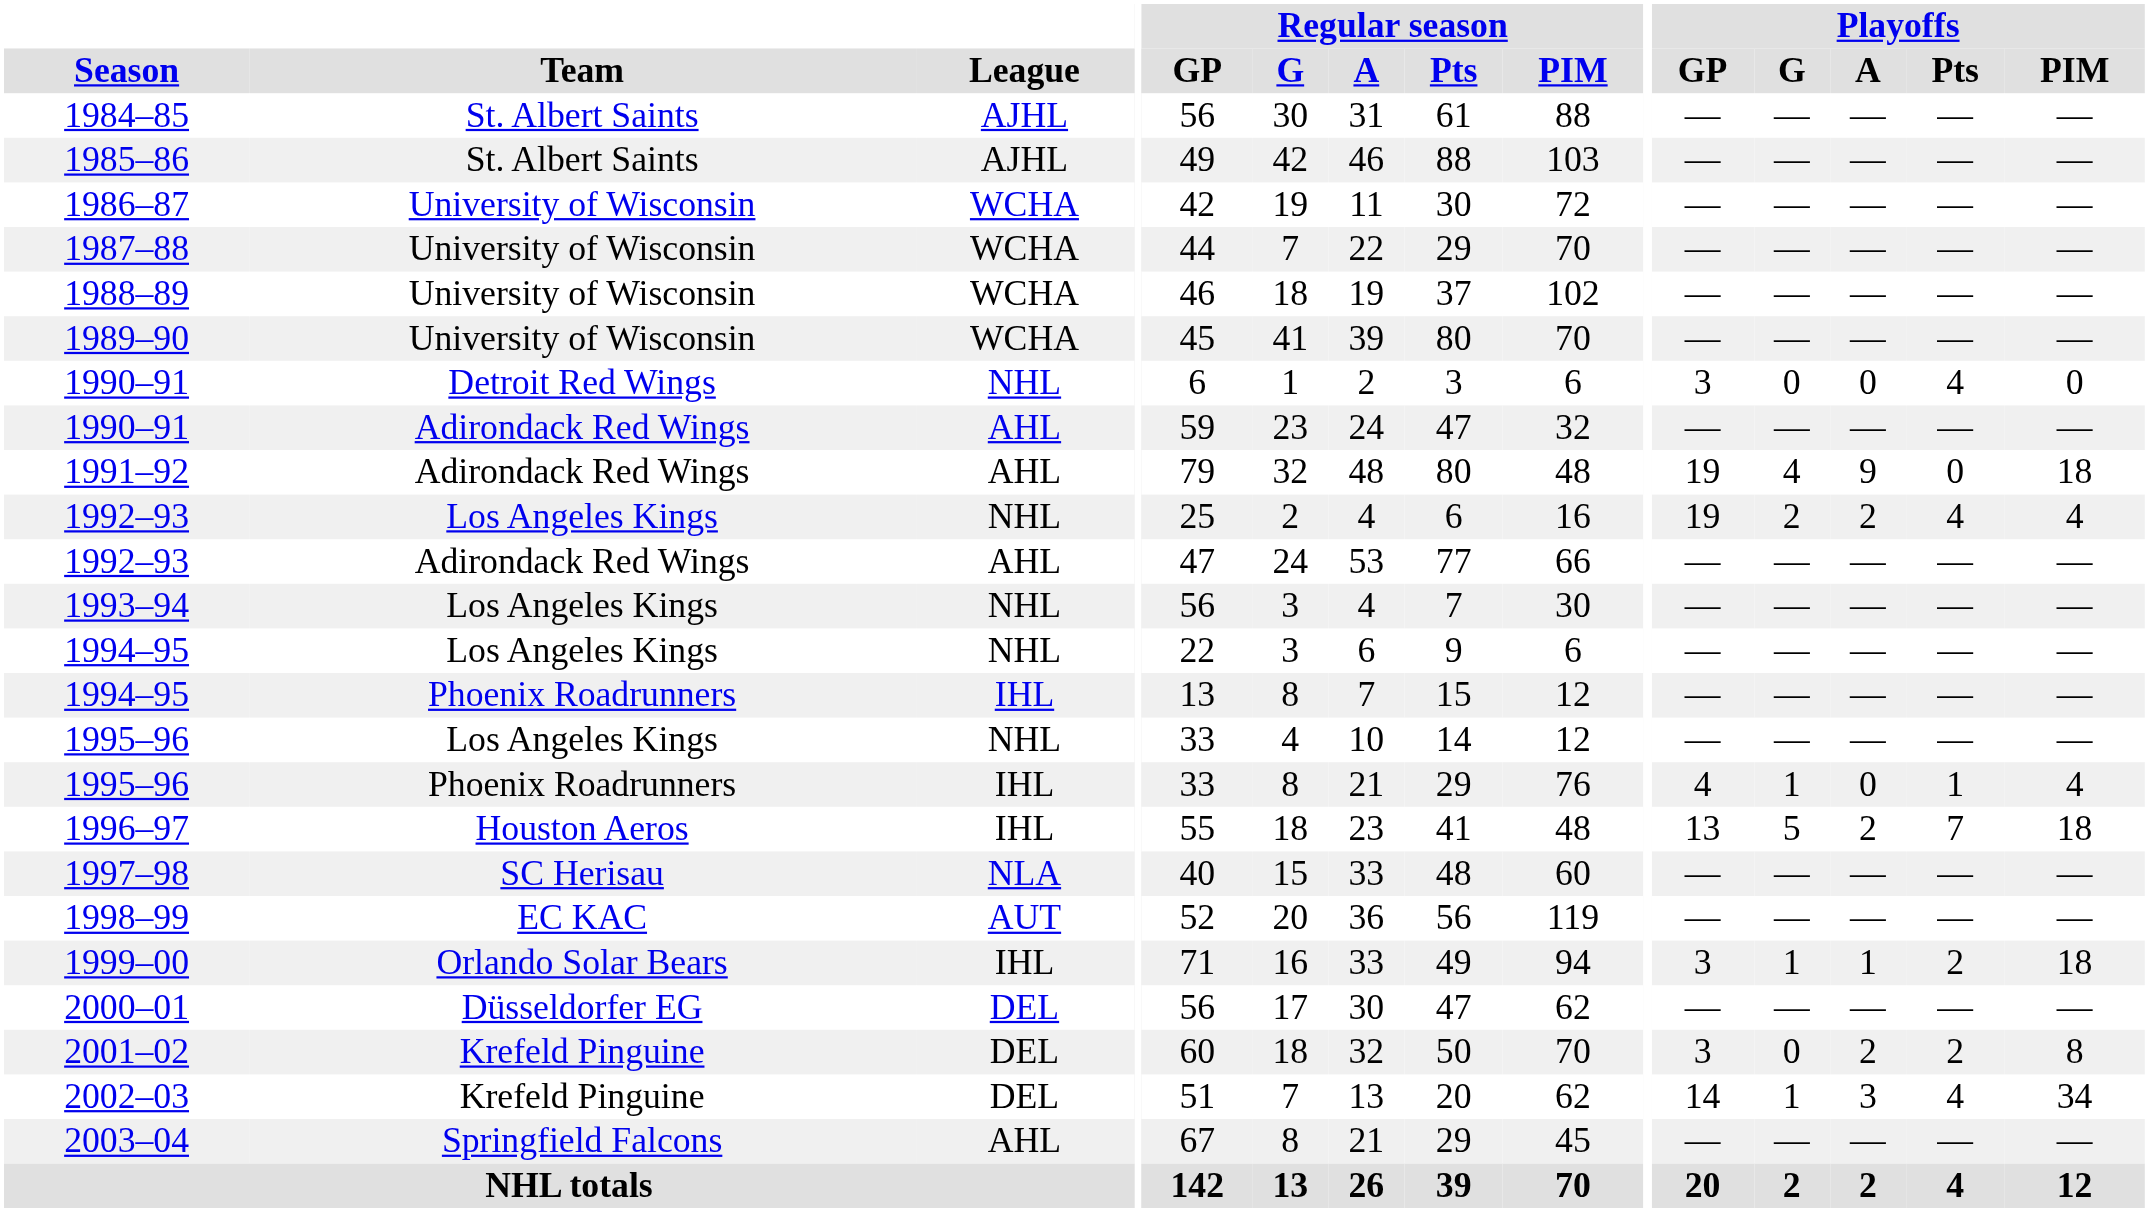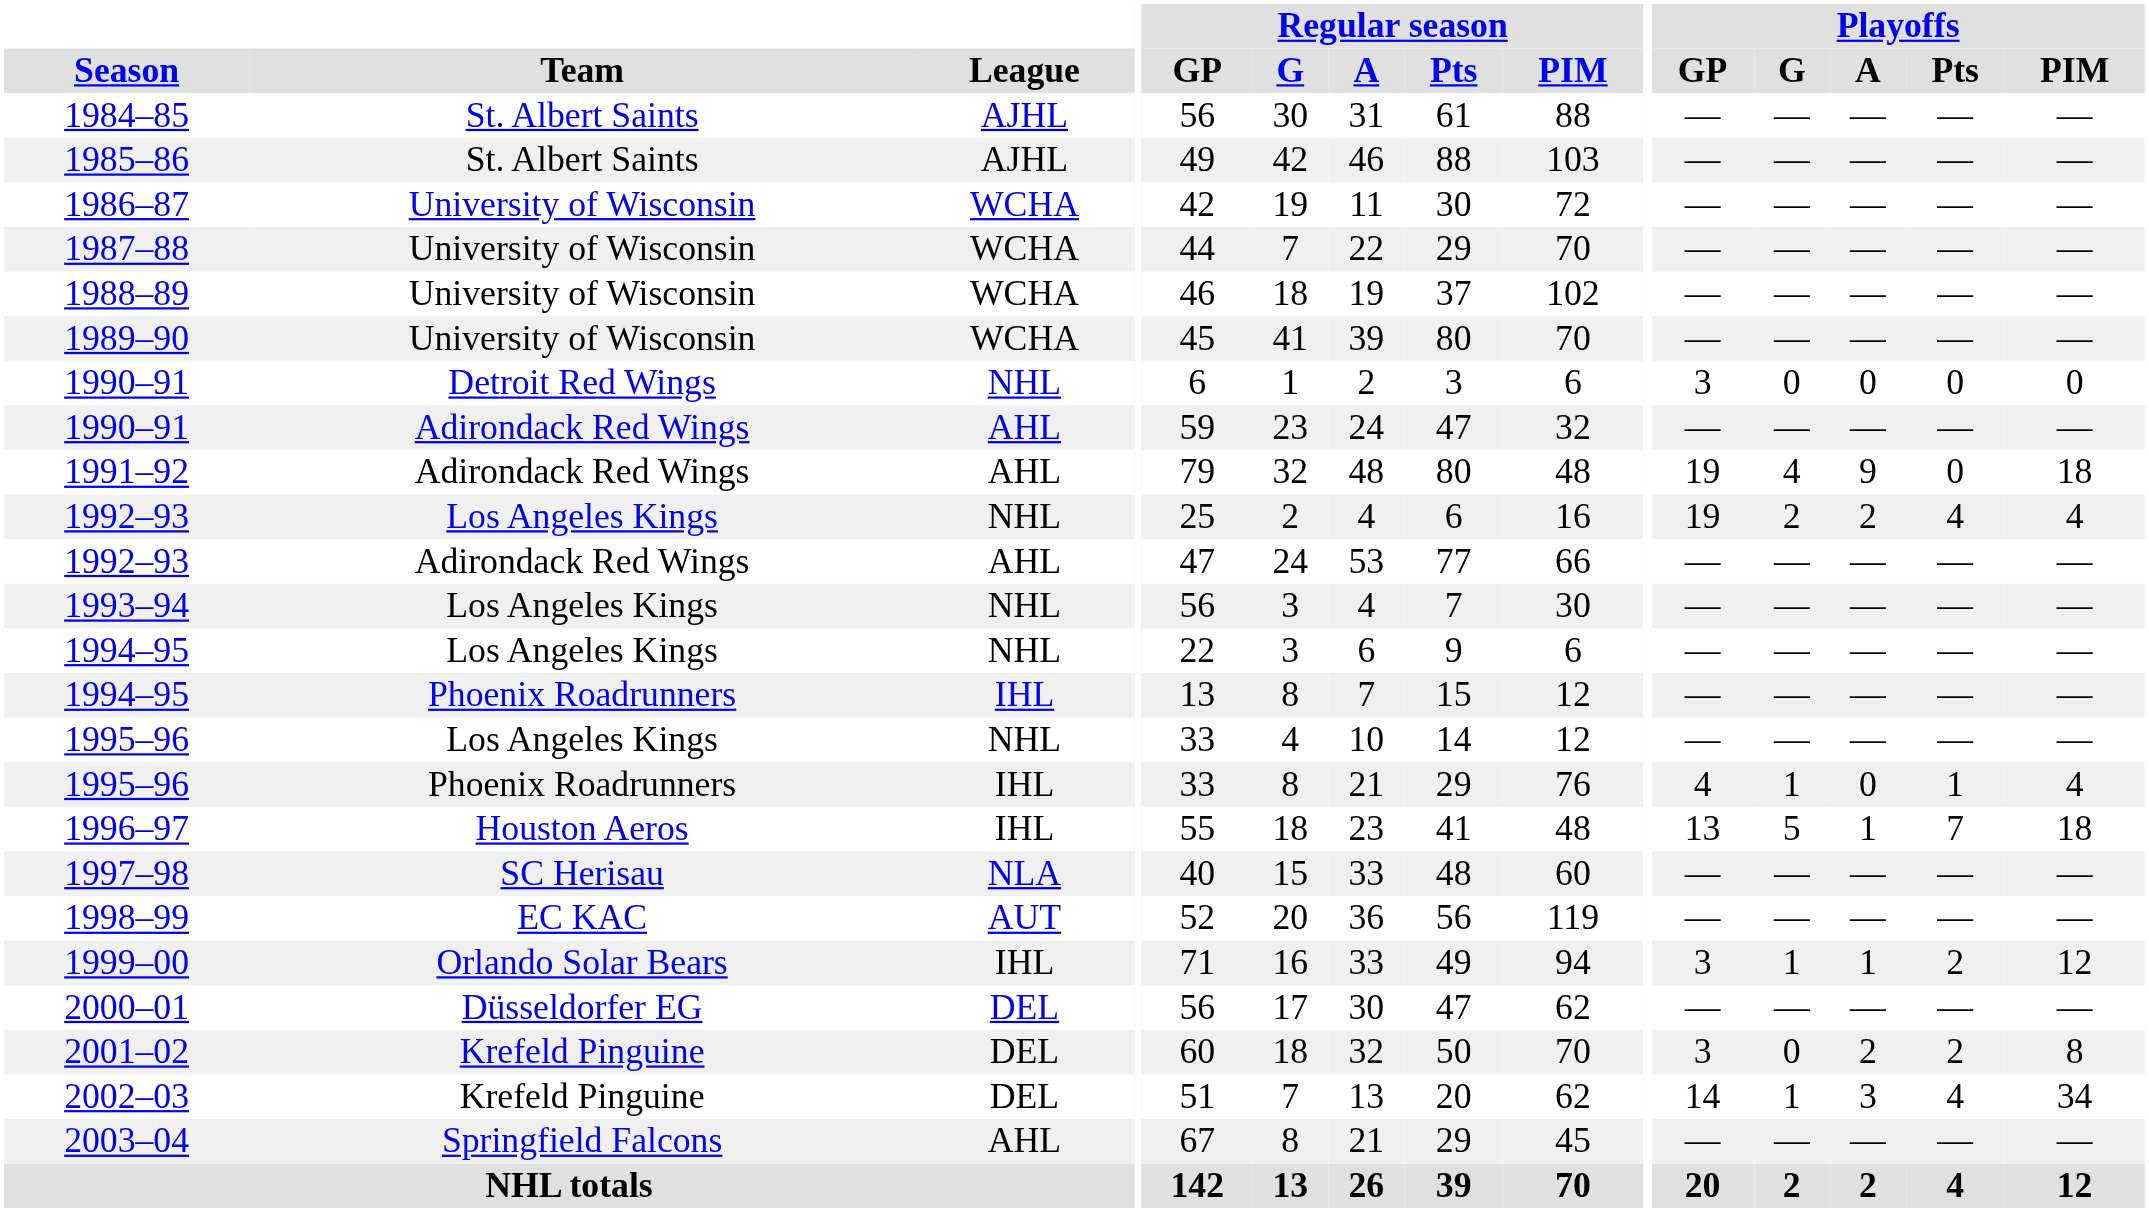(1955, 382) 4 -> (1955, 382) 0
(1868, 828) 2 -> (1868, 828) 1
(2075, 962) 18 -> (2075, 962) 12
